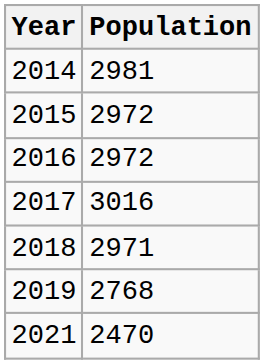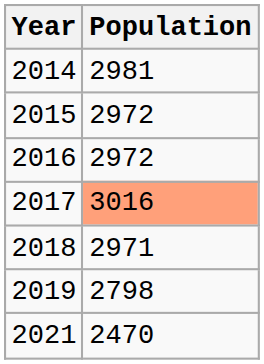(122, 203) no background -> (122, 203) lightsalmon background
(122, 291) 2768 -> (122, 291) 2798
